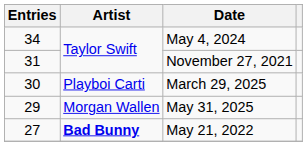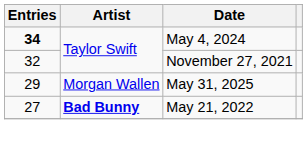(32, 38) normal -> (32, 38) bold
(32, 61) 31 -> (32, 61) 32
- row: (216, 84)
